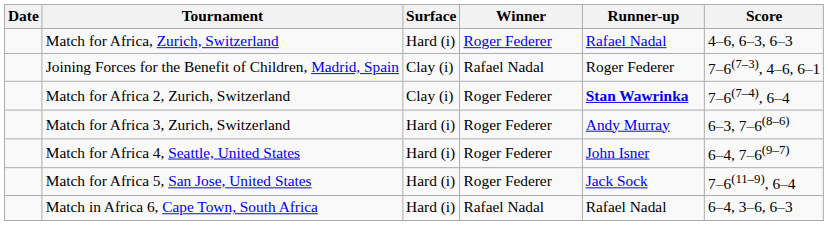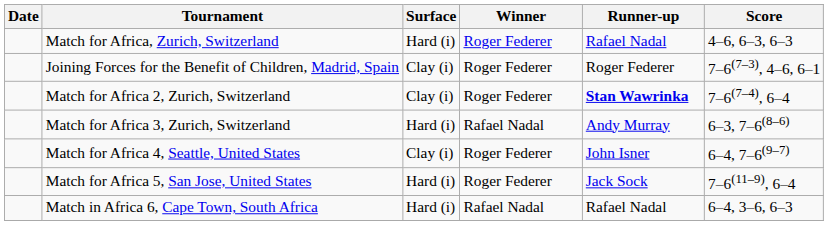(504, 67) Rafael Nadal -> (508, 67) Roger Federer
(508, 124) Roger Federer -> (504, 124) Rafael Nadal
(431, 153) Hard (i) -> (430, 153) Clay (i)
